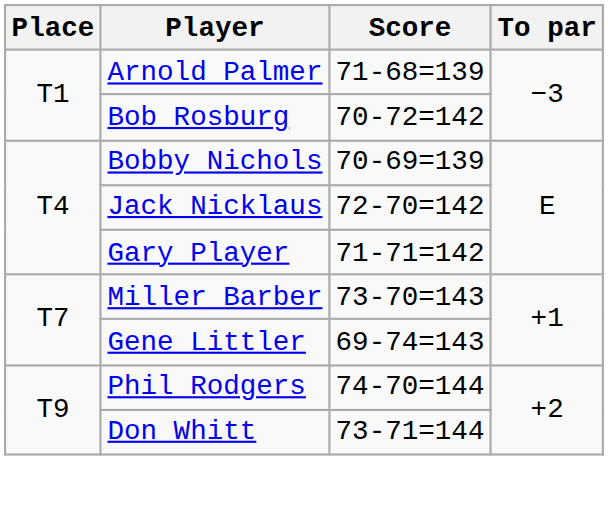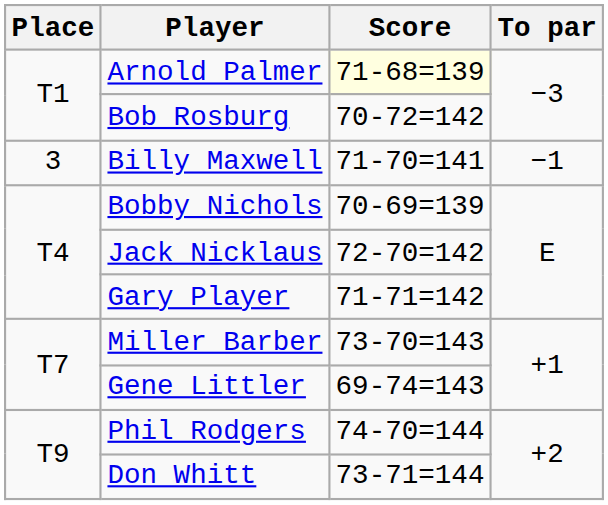(410, 72) no background -> (410, 72) lightyellow background
+ row: (215, 162)
